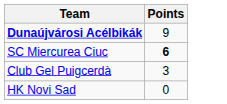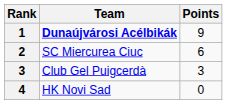+ column: (22, 14)
(166, 52) bold -> (201, 52) normal
